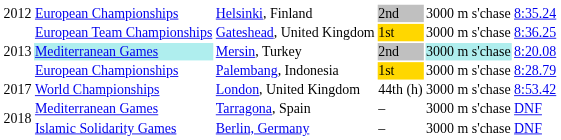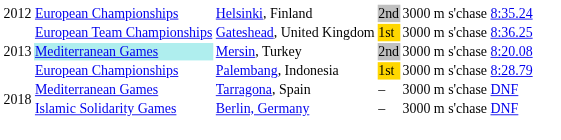(468, 51) paleturquoise background -> (445, 51) no background
- row: (288, 90)
